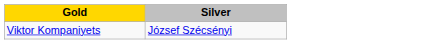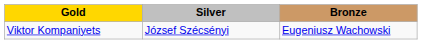+ column: (348, 13)
